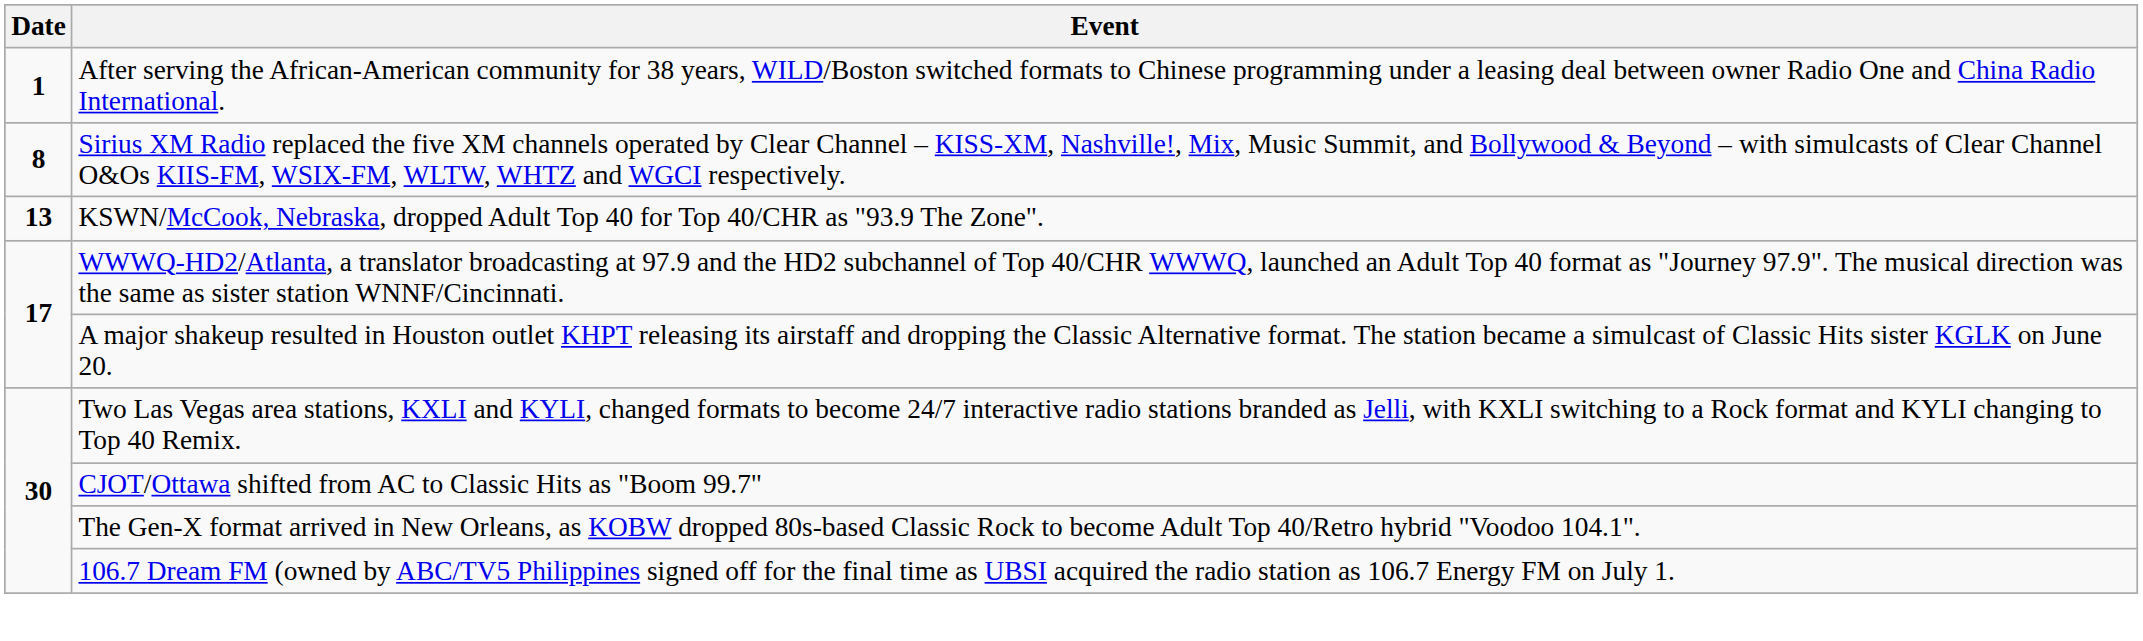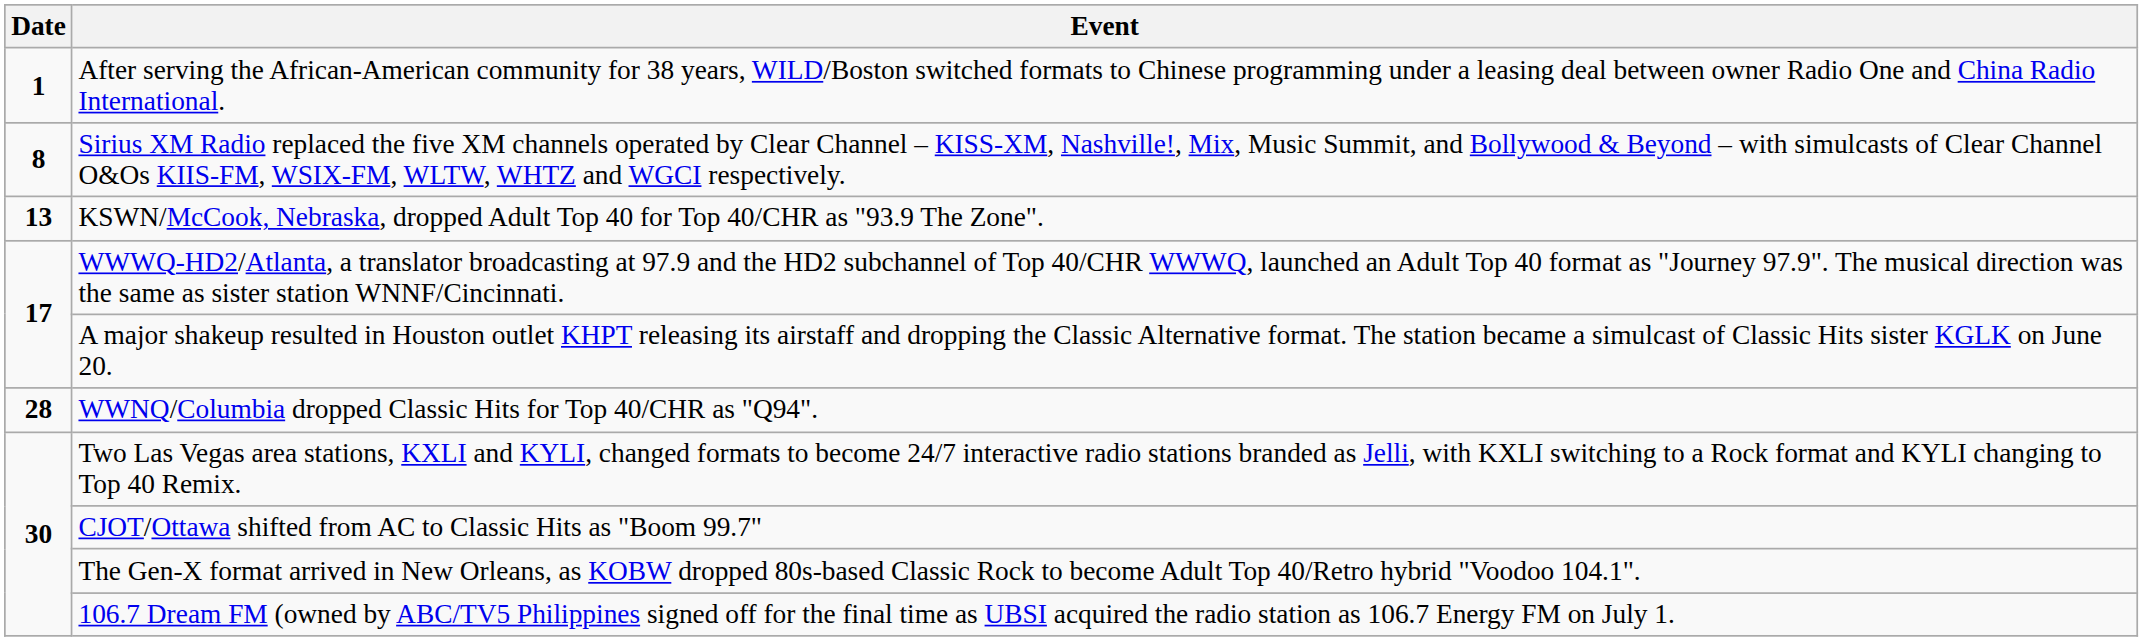+ row: (448, 409)
